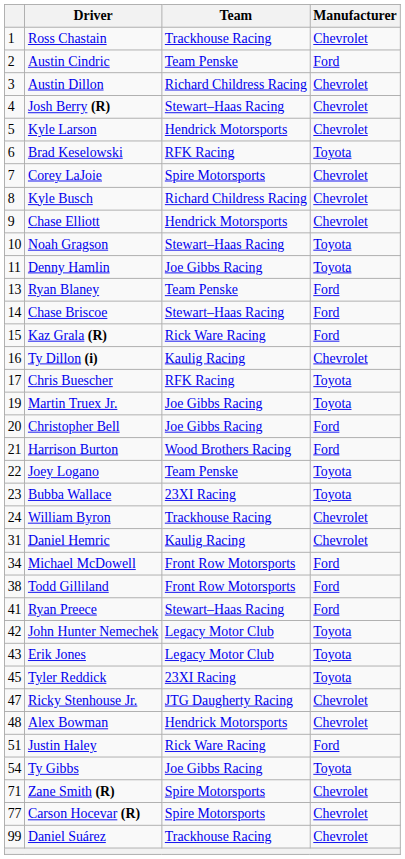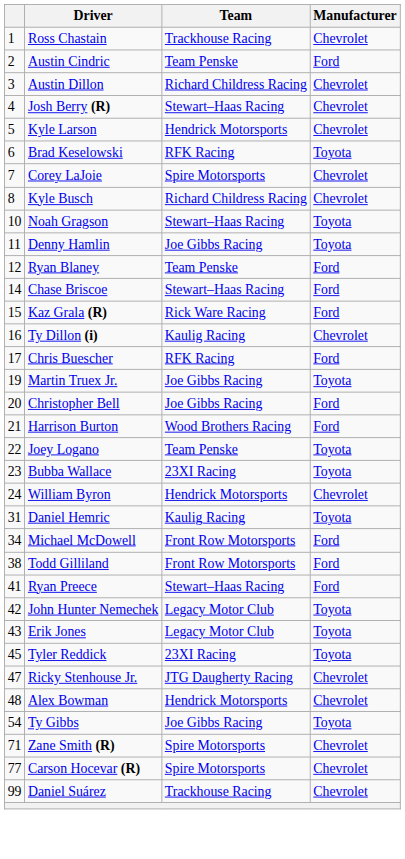- row: (64, 221)
(15, 289) 13 -> (15, 266) 12
(332, 381) Toyota -> (326, 358) Ford
(218, 517) Trackhouse Racing -> (226, 495) Hendrick Motorsports
(341, 540) Chevrolet -> (332, 517) Toyota
- row: (62, 745)
